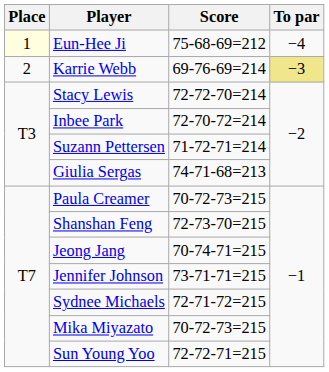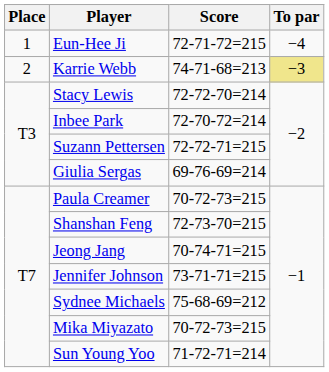(27, 43) lightyellow background -> (27, 43) no background
(219, 43) 75-68-69=212 -> (219, 43) 72-71-72=215
(219, 69) 69-76-69=214 -> (219, 69) 74-71-68=213
(219, 146) 71-72-71=214 -> (219, 146) 72-72-71=215
(219, 172) 74-71-68=213 -> (219, 172) 69-76-69=214
(219, 302) 72-71-72=215 -> (219, 302) 75-68-69=212
(219, 353) 72-72-71=215 -> (219, 353) 71-72-71=214
